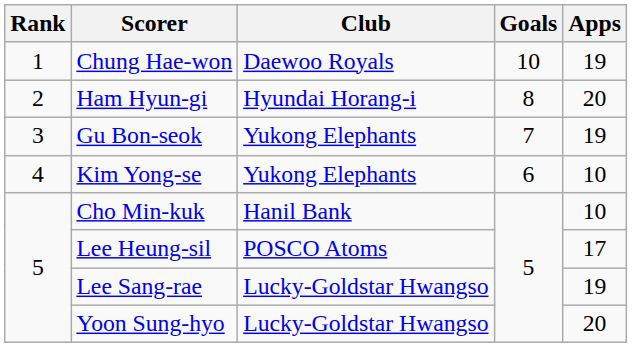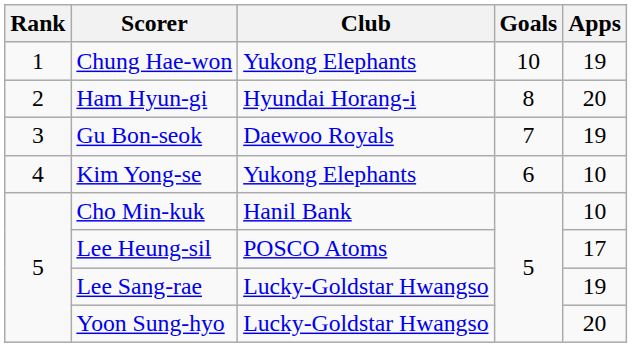(318, 60) Daewoo Royals -> (330, 60) Yukong Elephants
(330, 135) Yukong Elephants -> (318, 135) Daewoo Royals
